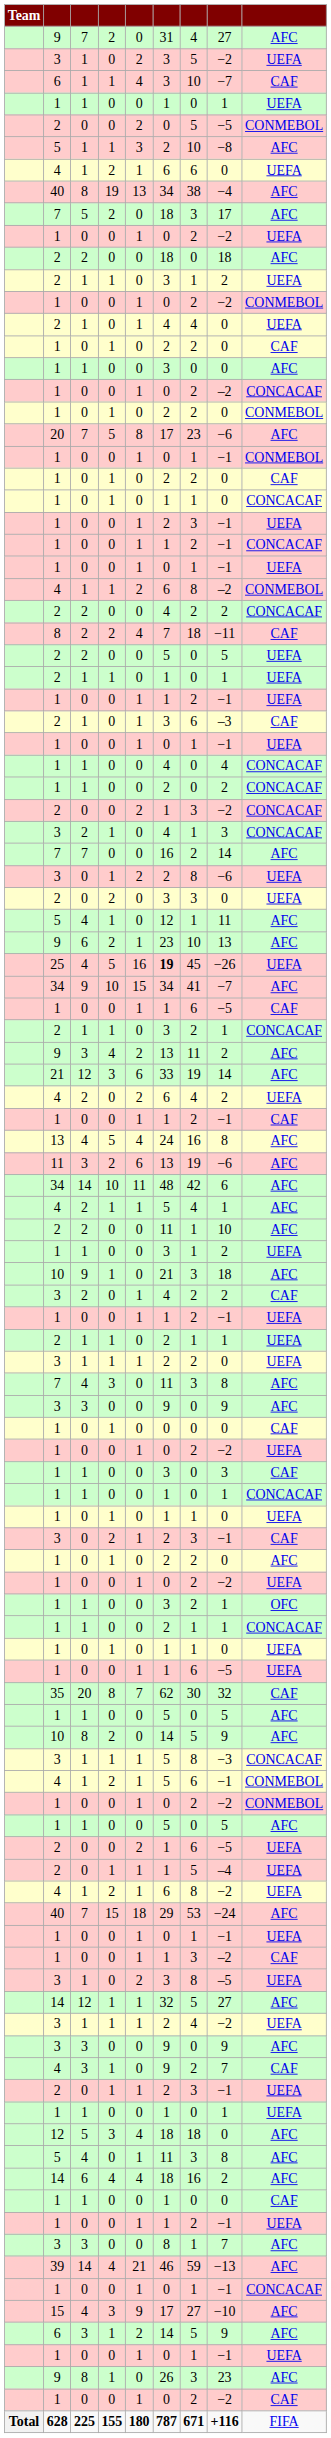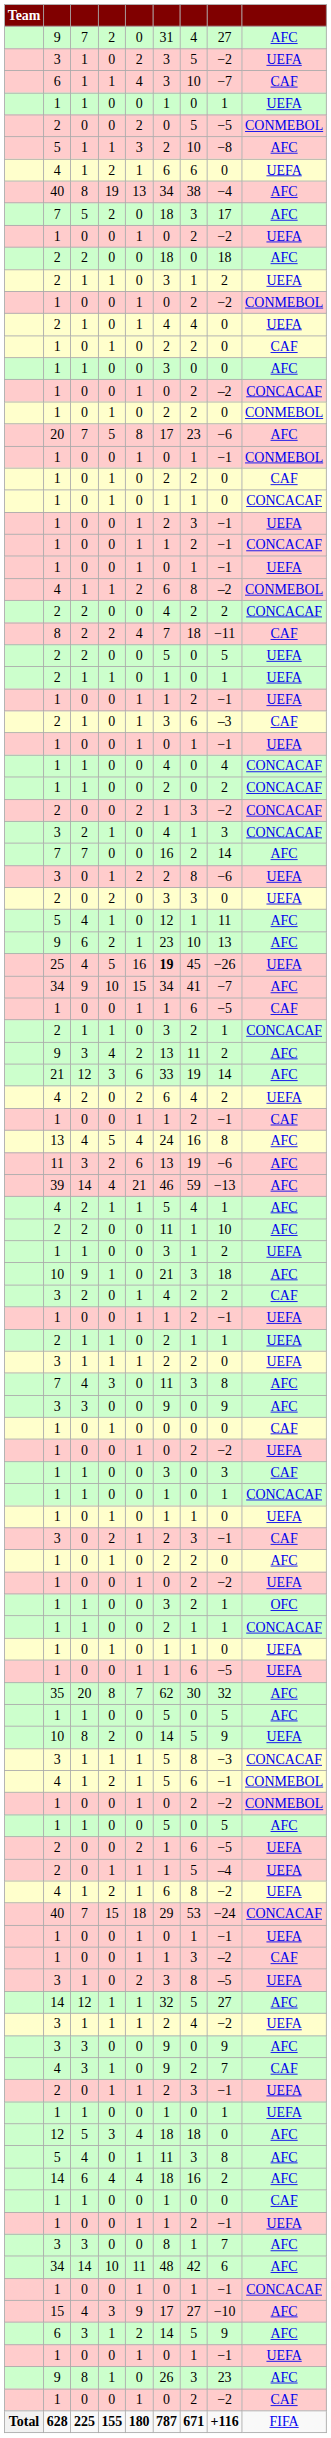rows swapped: (57, 2267) <-> (57, 1185)
(284, 1693) CAF -> (284, 1693) AFC
(284, 1737) AFC -> (284, 1737) UEFA
(284, 1914) AFC -> (284, 1914) CONCACAF
